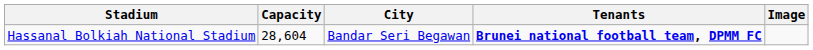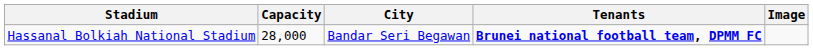(284, 35) 28,604 -> (284, 35) 28,000
